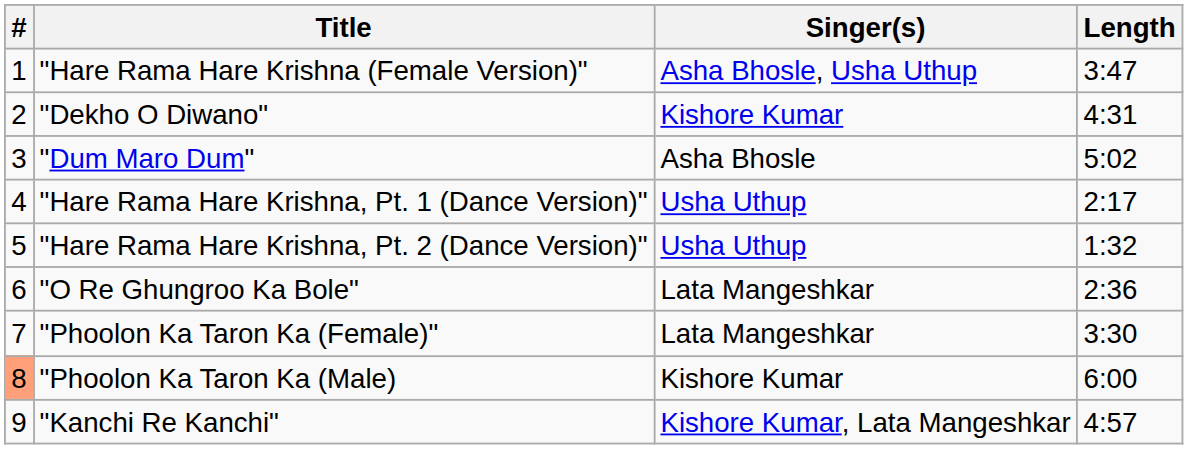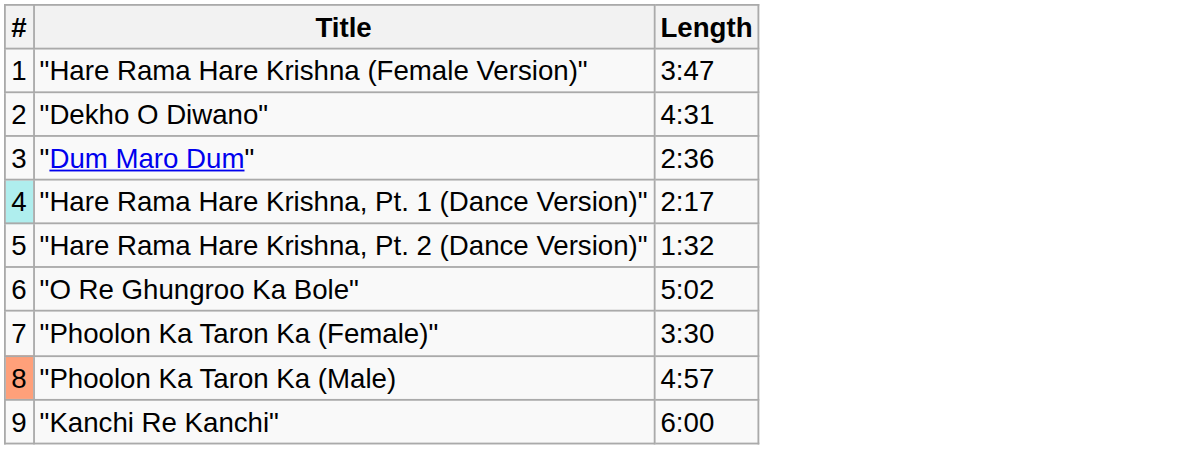- column: (866, 27)
(1110, 158) 5:02 -> (687, 158) 2:36
(19, 202) no background -> (19, 202) paleturquoise background
(1110, 290) 2:36 -> (687, 290) 5:02
(1110, 377) 6:00 -> (687, 377) 4:57
(1110, 421) 4:57 -> (687, 421) 6:00
